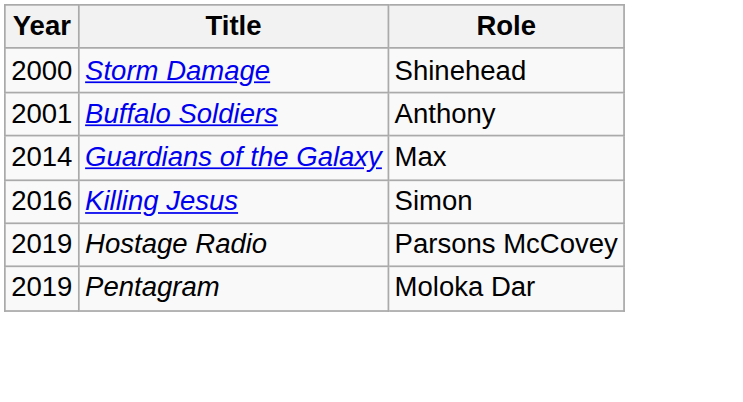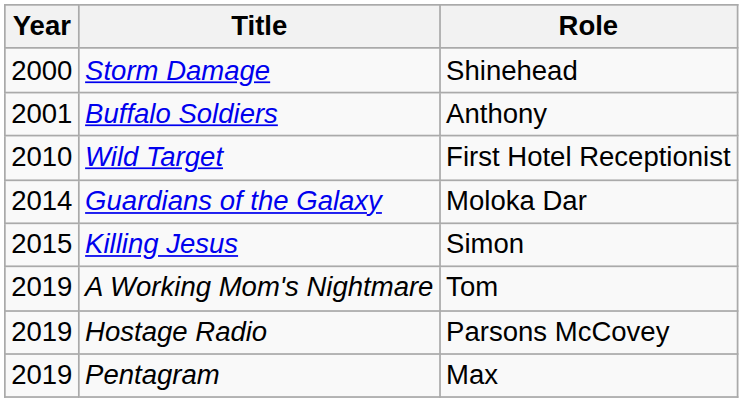+ row: (154, 157)
(421, 157) Max -> (516, 200) Moloka Dar
(42, 200) 2016 -> (42, 244) 2015
+ row: (259, 288)
(465, 288) Moloka Dar -> (472, 375) Max
